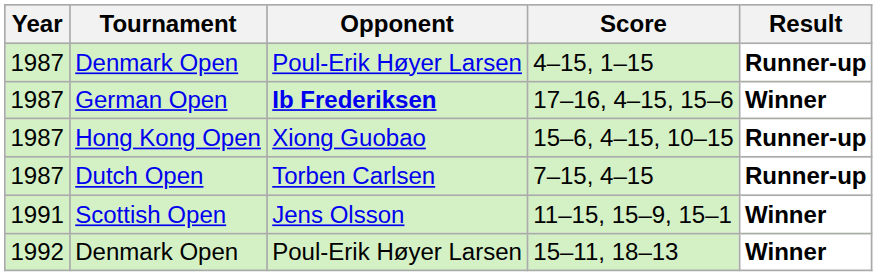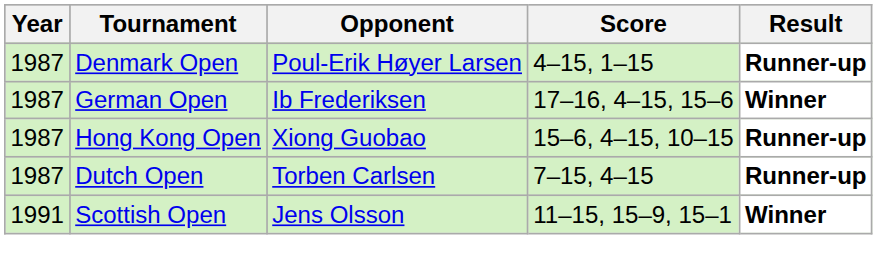(354, 100) bold -> (349, 100) normal
- row: (606, 252)
